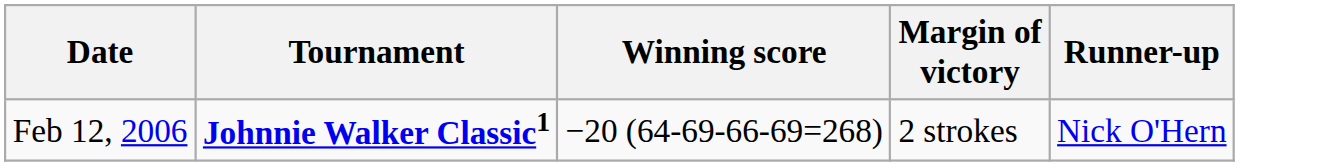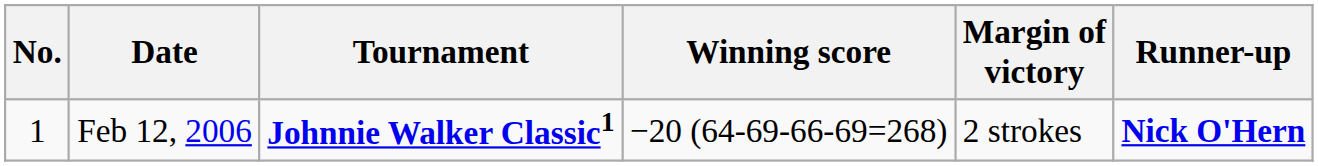+ column: (37, 51)
(1142, 129) normal -> (1213, 129) bold
